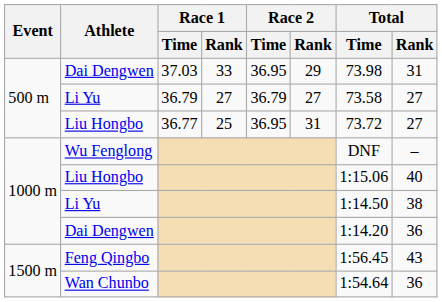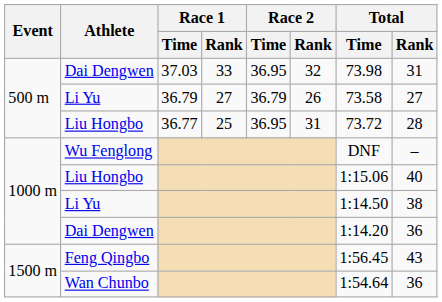(313, 71) 29 -> (313, 71) 32
(313, 97) 27 -> (313, 97) 26
(415, 124) 27 -> (415, 124) 28
